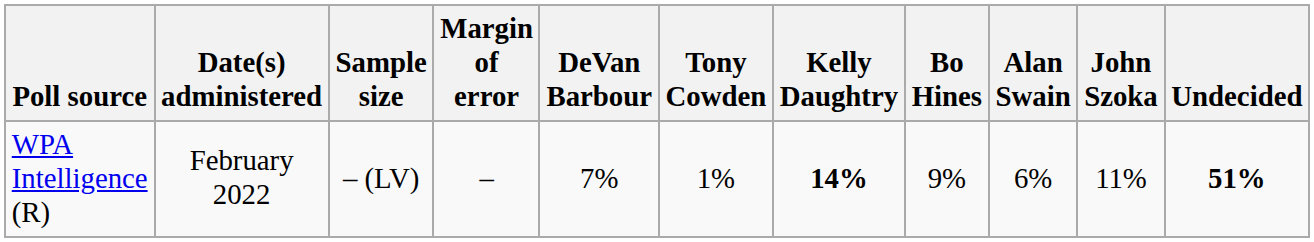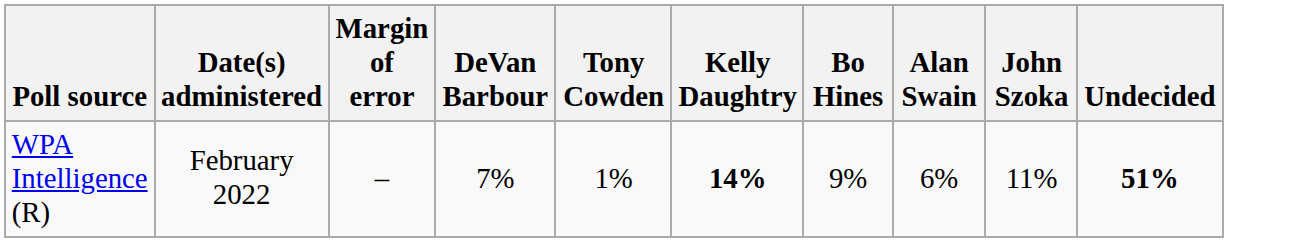- column: (381, 79)
